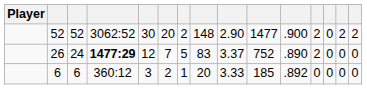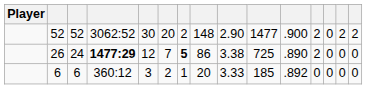(184, 53) normal -> (184, 53) bold
(204, 53) 83 -> (204, 53) 86
(232, 53) 3.37 -> (232, 53) 3.38
(264, 53) 752 -> (264, 53) 725
